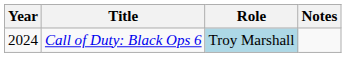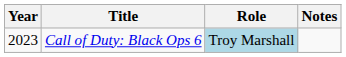(23, 40) 2024 -> (23, 40) 2023
